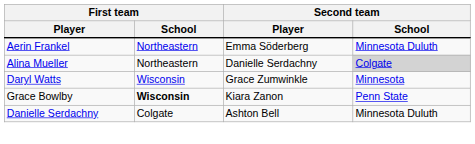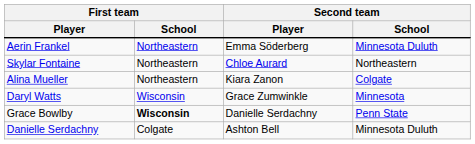+ row: (43, 63)
(271, 63) Danielle Serdachny -> (254, 80) Kiara Zanon
(374, 63) lightgrey background -> (374, 80) no background
(254, 96) Kiara Zanon -> (271, 113) Danielle Serdachny
